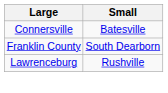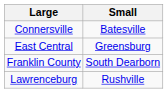+ row: (44, 46)
